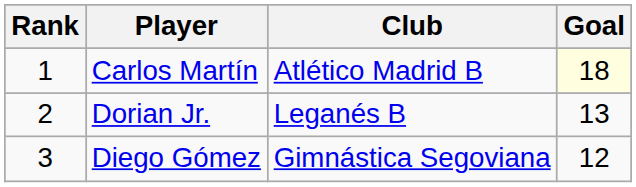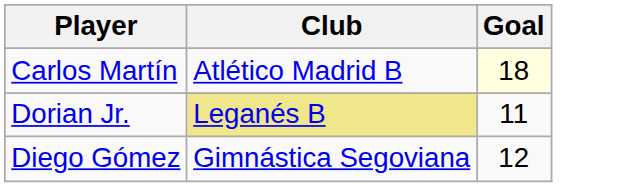- column: (45, 26)
(340, 114) no background -> (259, 114) khaki background
(594, 114) 13 -> (514, 114) 11
